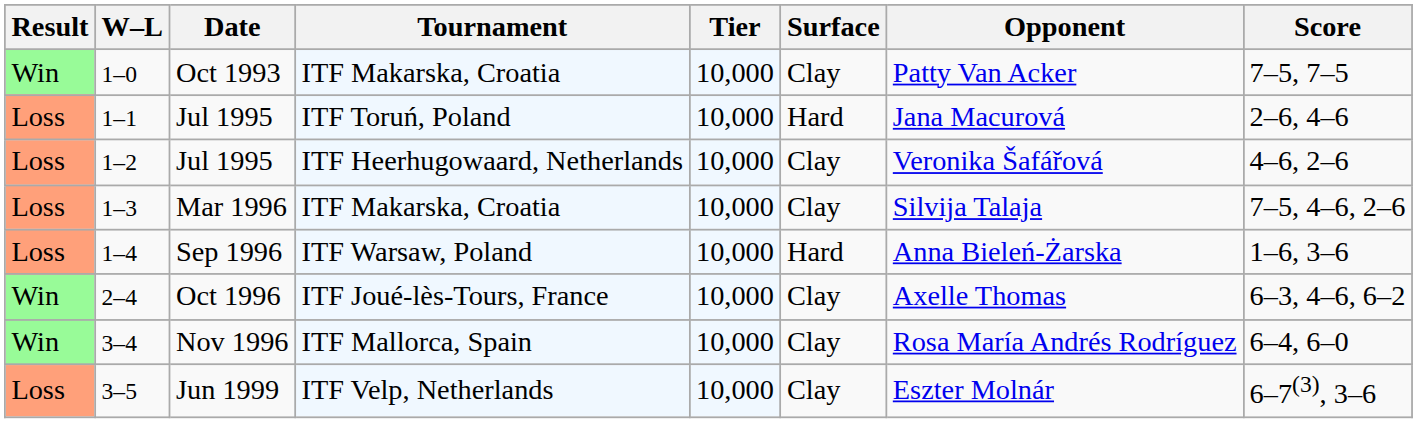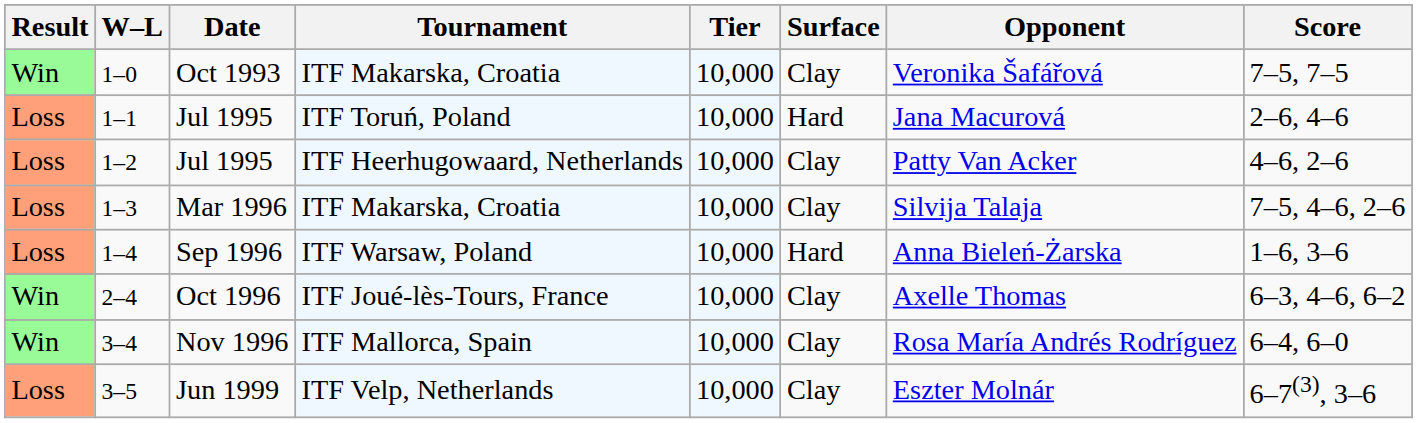(985, 71) Patty Van Acker -> (998, 71) Veronika Šafářová
(998, 161) Veronika Šafářová -> (985, 161) Patty Van Acker
